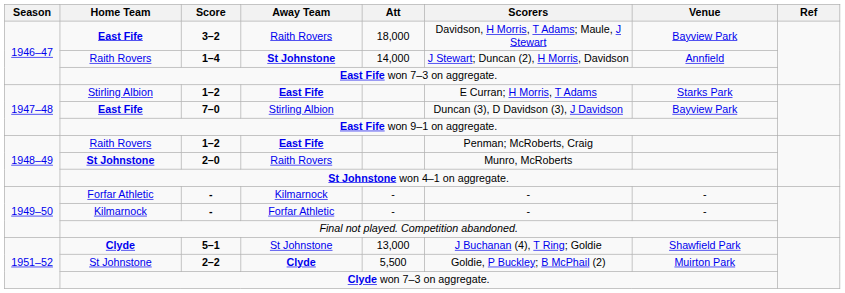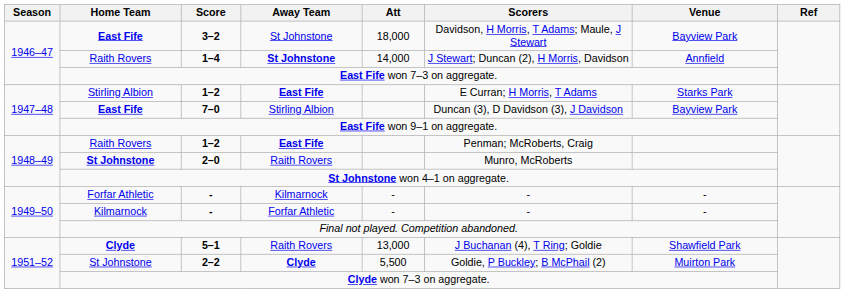(301, 36) Raith Rovers -> (301, 36) St Johnstone
(301, 246) St Johnstone -> (301, 246) Raith Rovers
